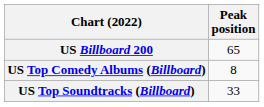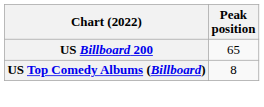- row: (106, 91)
